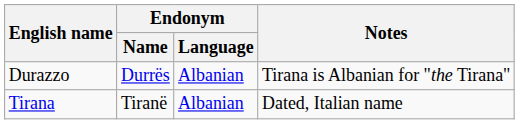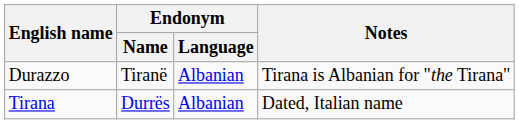(145, 75) Durrës -> (144, 75) Tiranë
(144, 103) Tiranë -> (145, 103) Durrës
